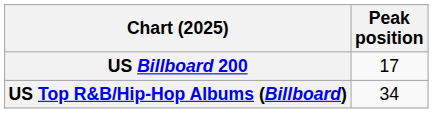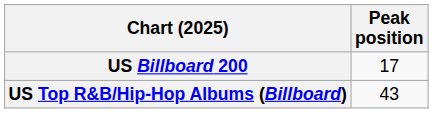(389, 94) 34 -> (389, 94) 43
